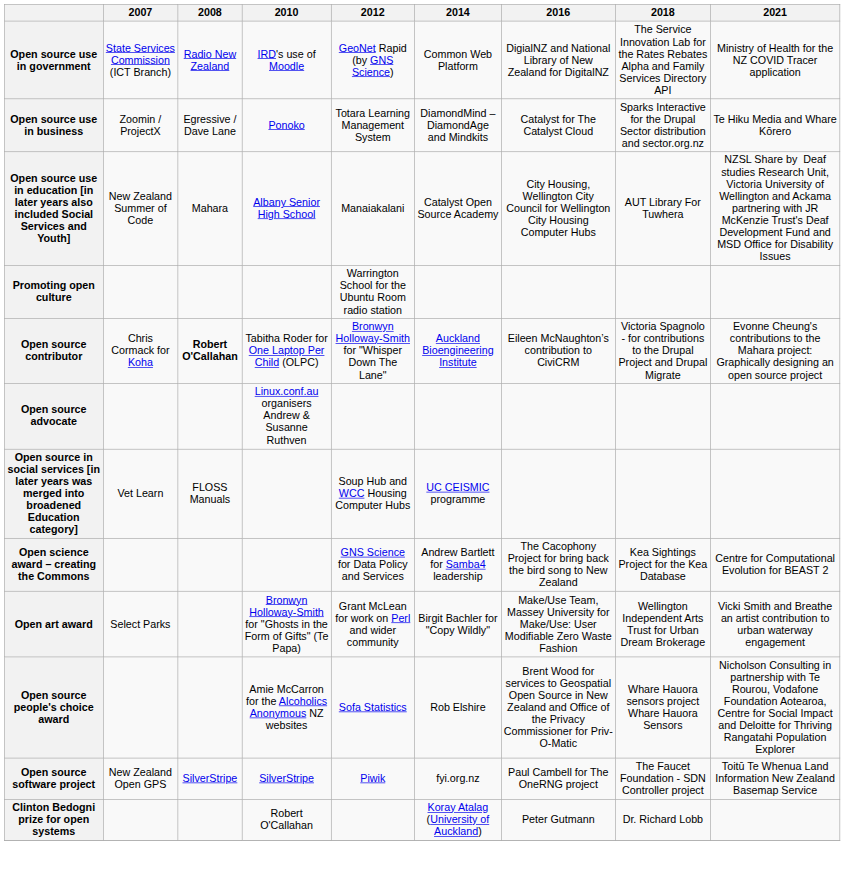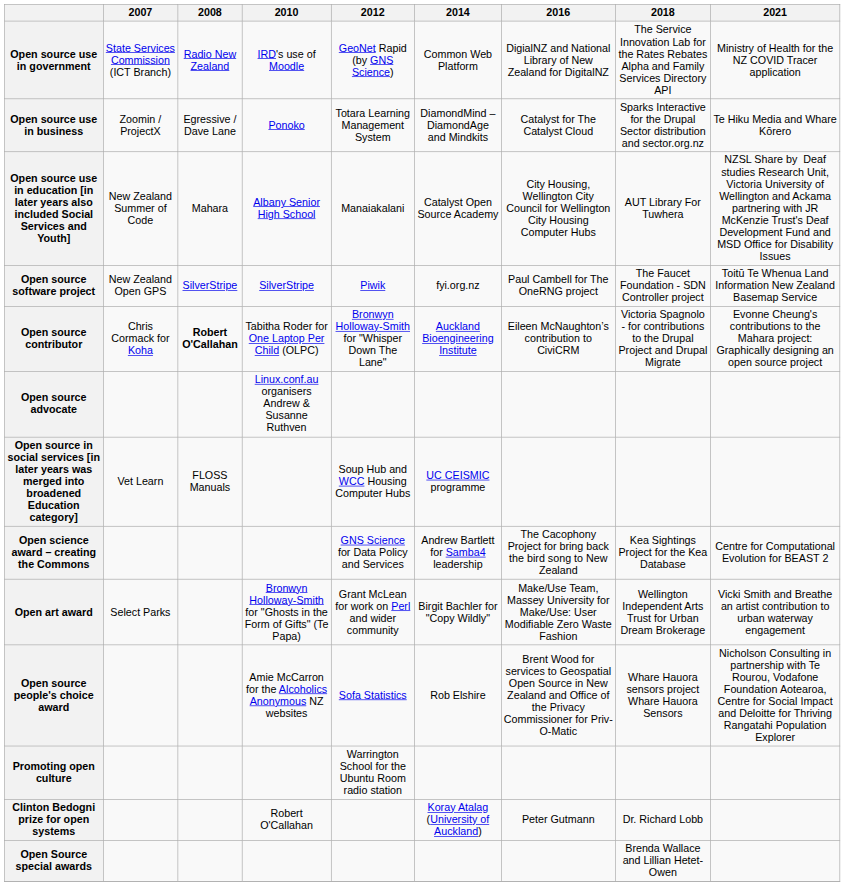rows swapped: (54, 778) <-> (54, 292)
+ row: (54, 861)
